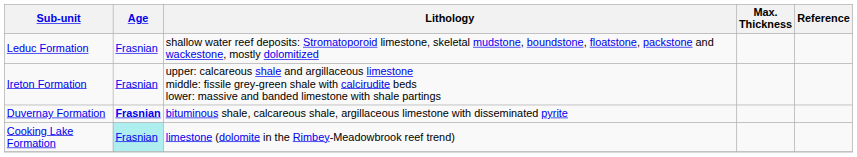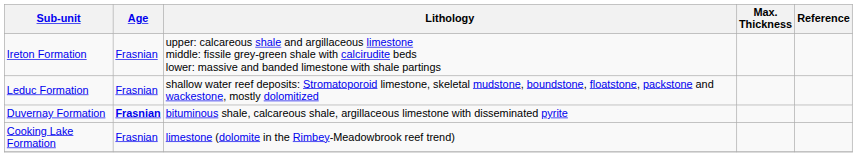rows swapped: (47, 84) <-> (48, 48)
(137, 137) paleturquoise background -> (137, 137) no background
